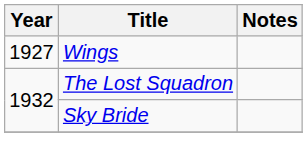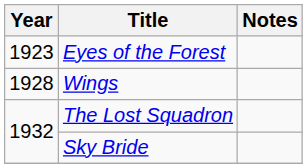+ row: (144, 52)
(31, 52) 1927 -> (31, 83) 1928
